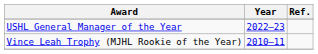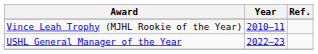rows swapped: (124, 41) <-> (94, 27)
